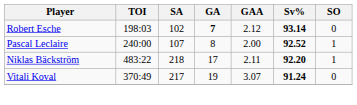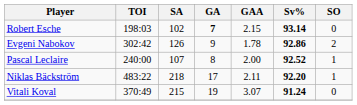(252, 28) 2.12 -> (252, 28) 2.15
+ row: (41, 44)
(177, 76) 217 -> (177, 92) 215
